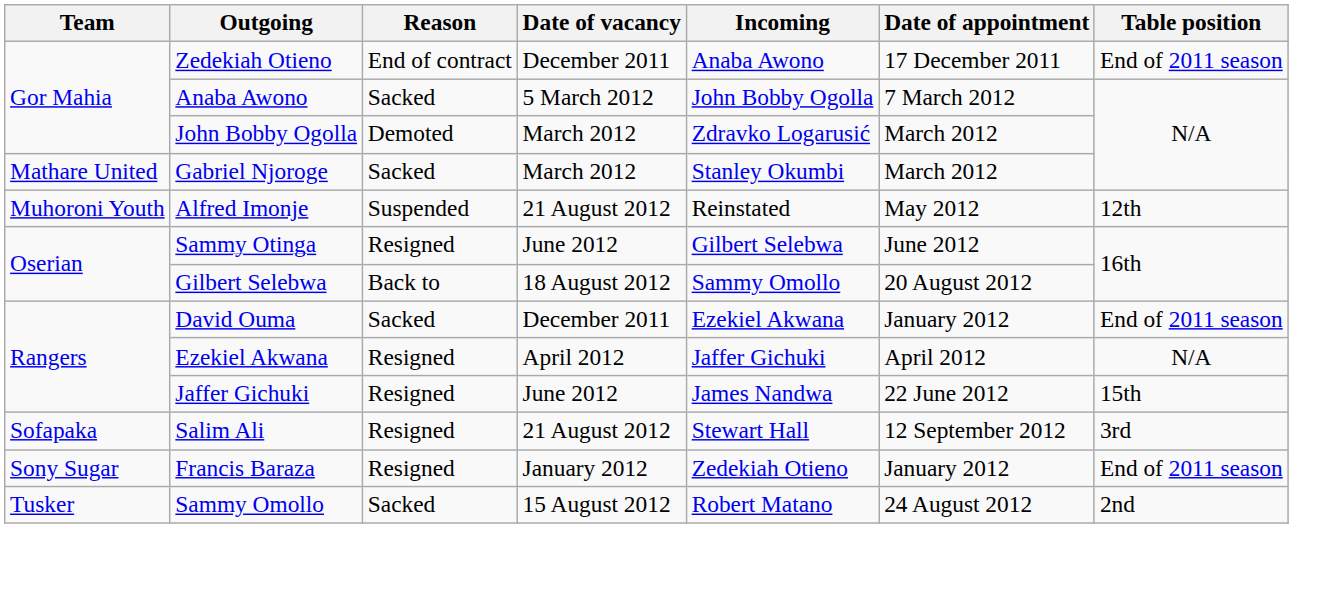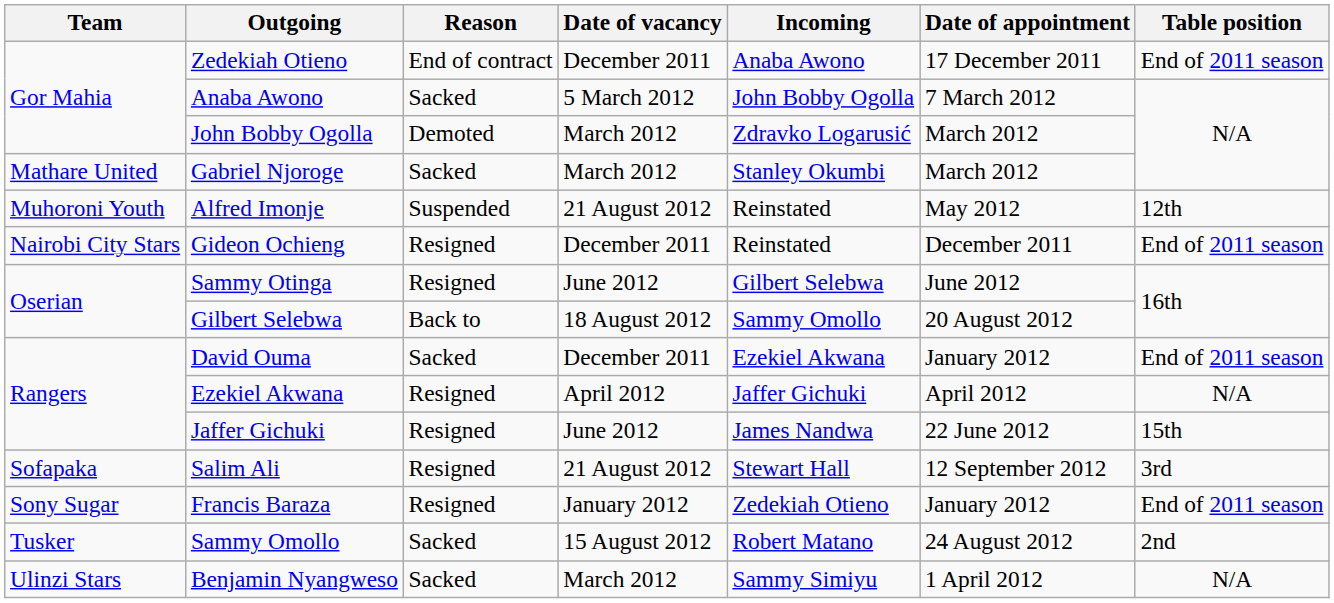+ row: (268, 245)
+ row: (294, 578)
